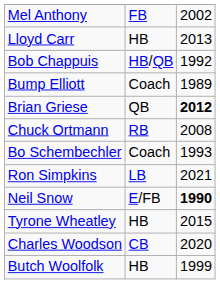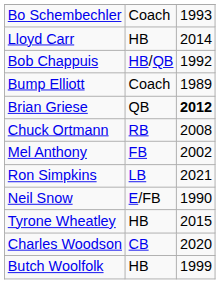rows swapped: (47, 15) <-> (65, 152)
(196, 38) 2013 -> (196, 38) 2014
(196, 198) bold -> (196, 198) normal
